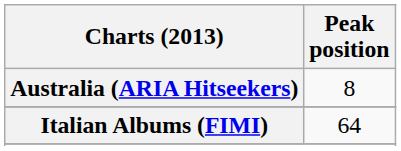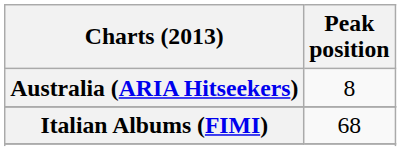(349, 125) 64 -> (349, 125) 68
